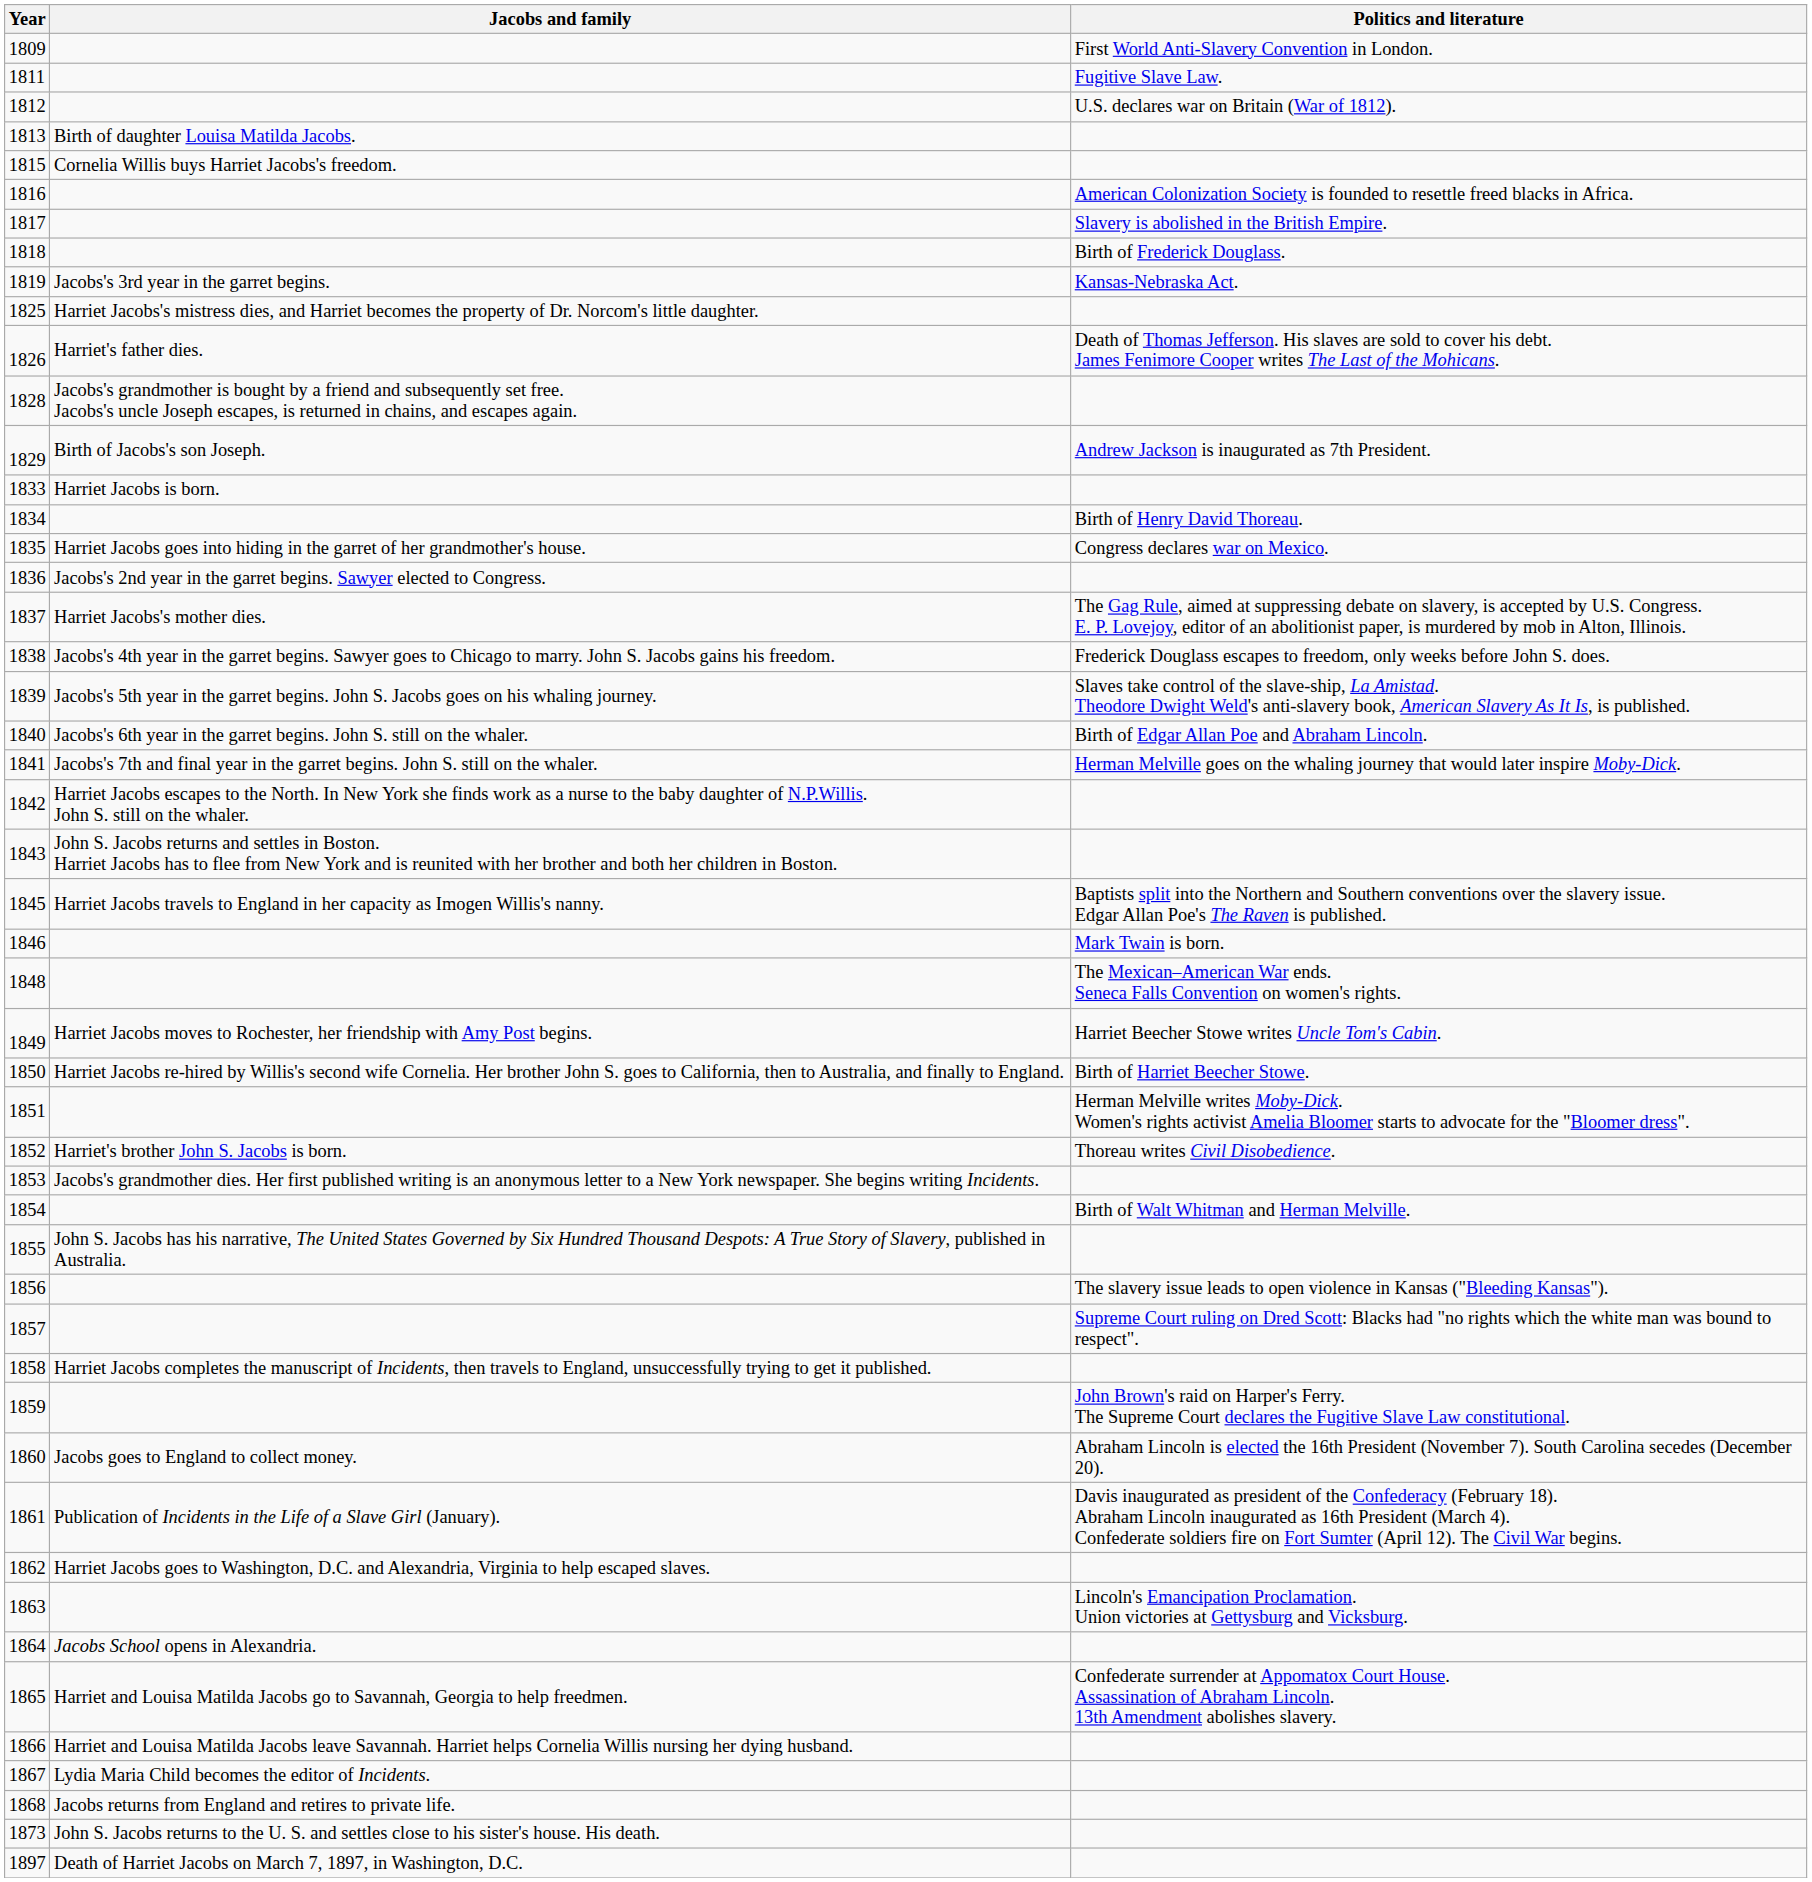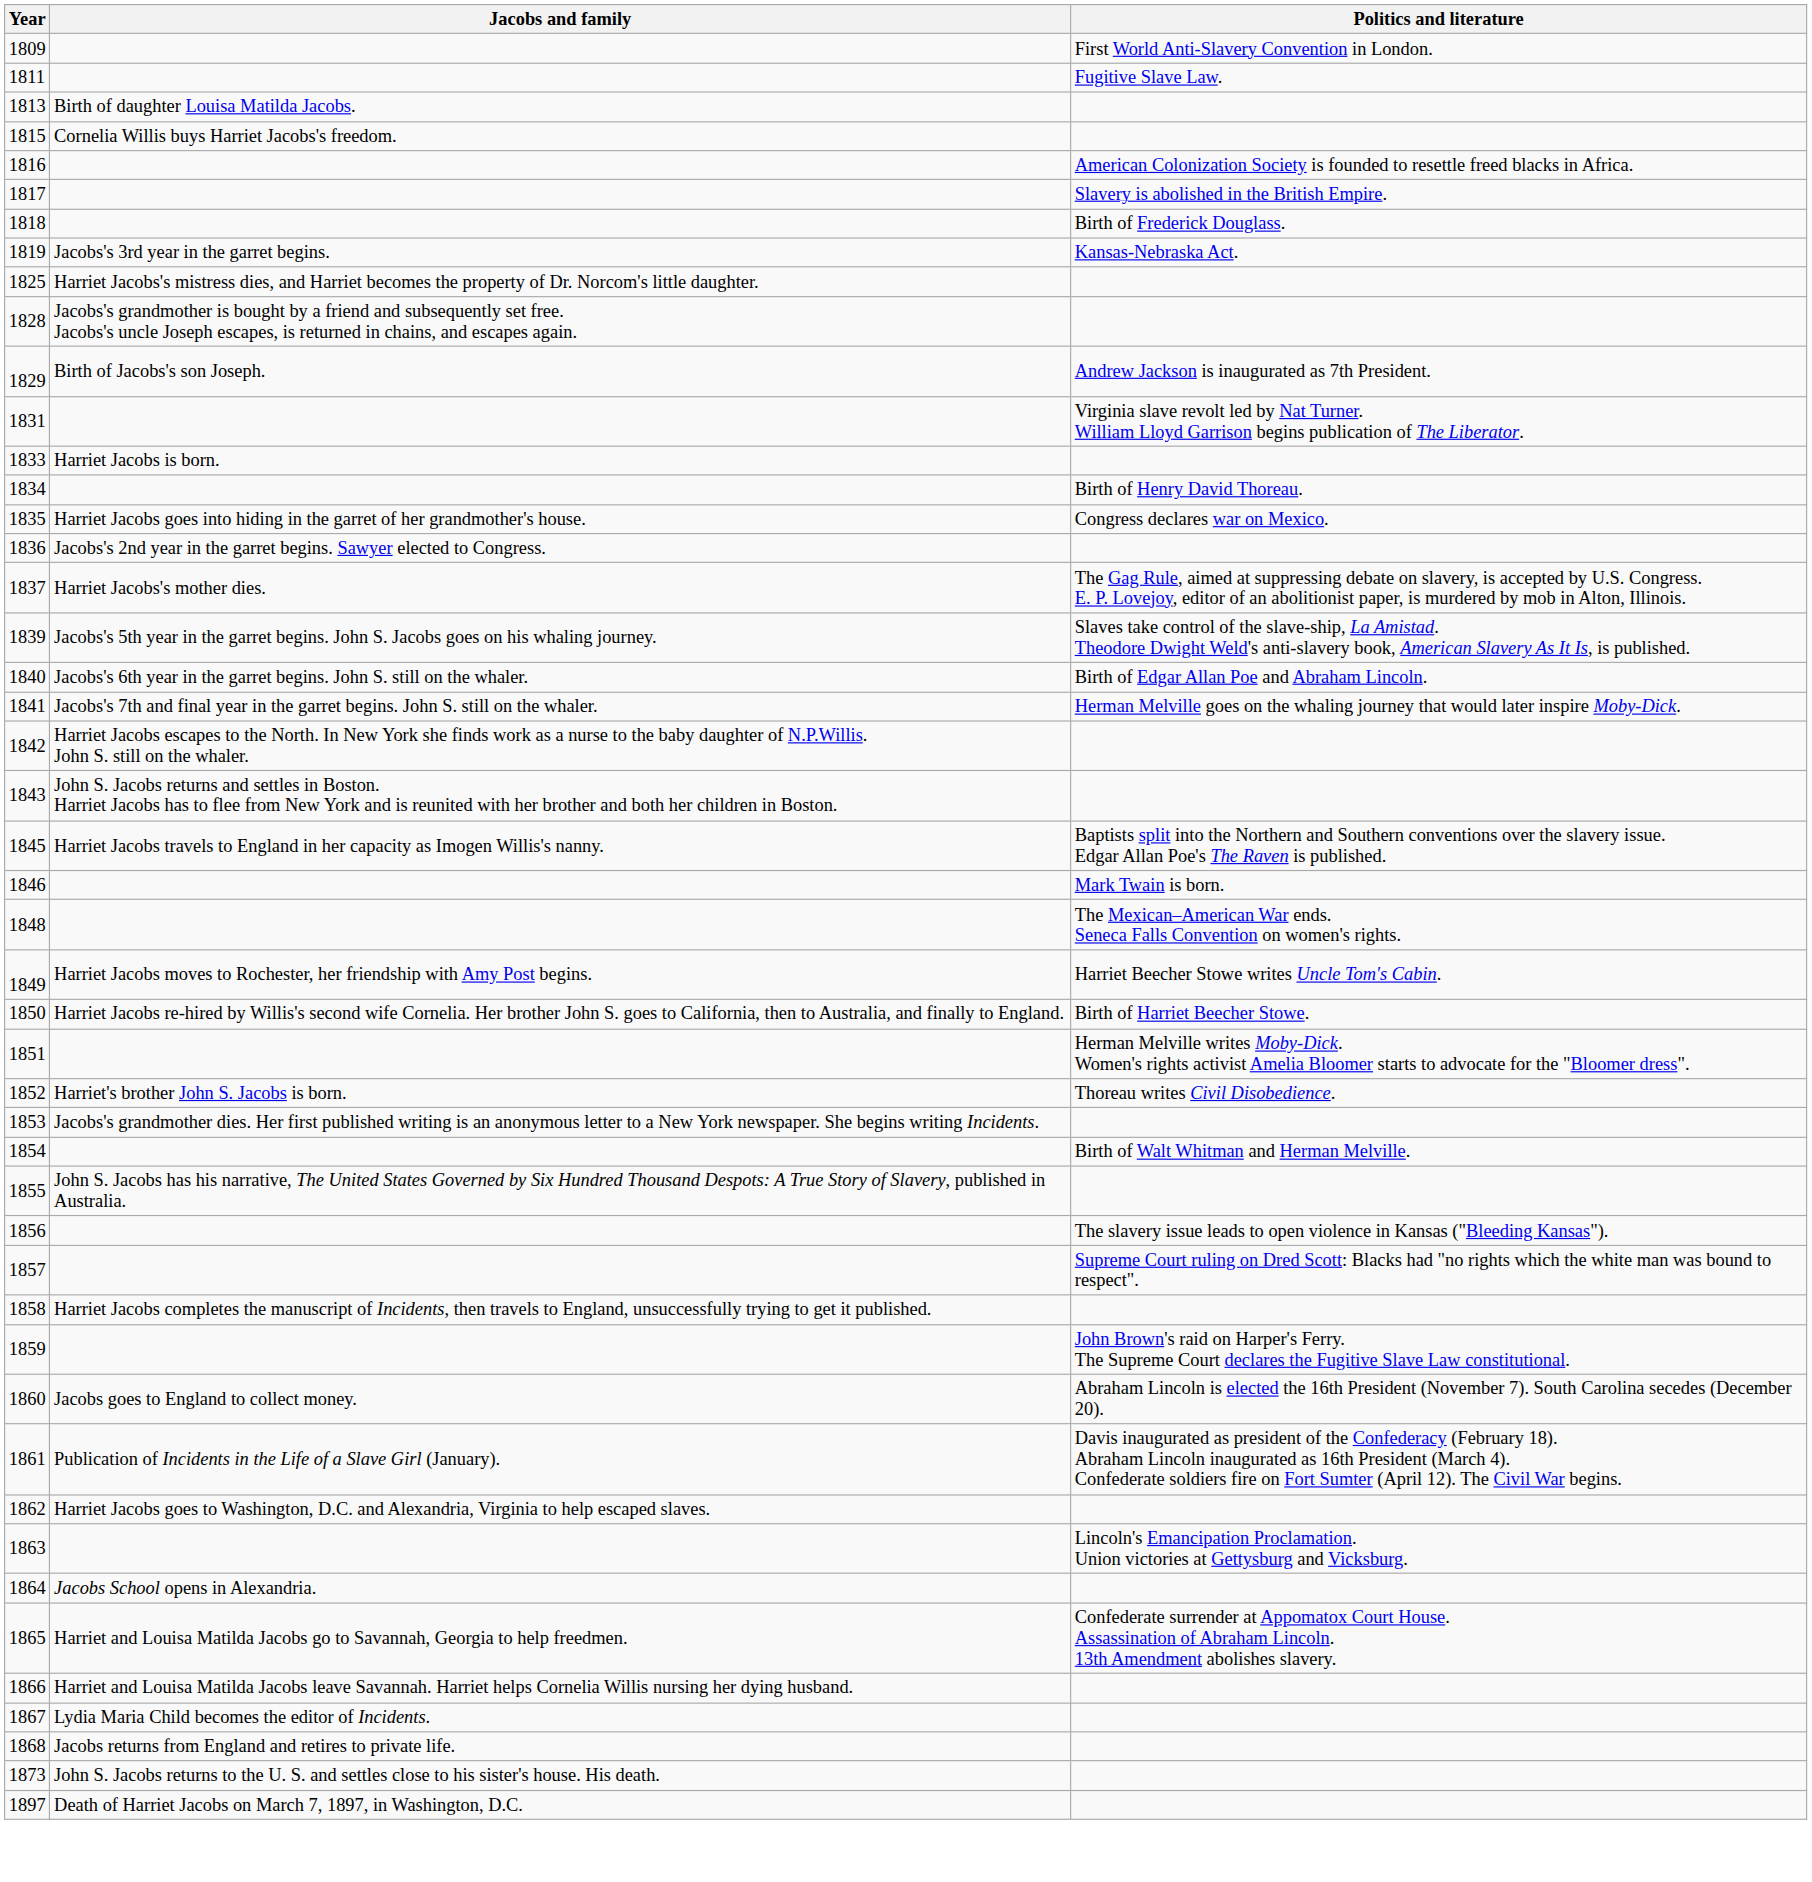- row: (27, 106)
- row: (27, 360)
+ row: (27, 421)
- row: (27, 656)
